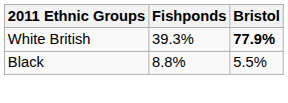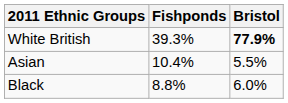+ row: (26, 62)
(250, 62) 5.5% -> (250, 86) 6.0%
